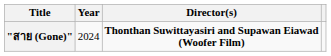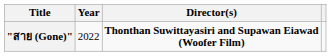(89, 36) 2024 -> (89, 36) 2022
